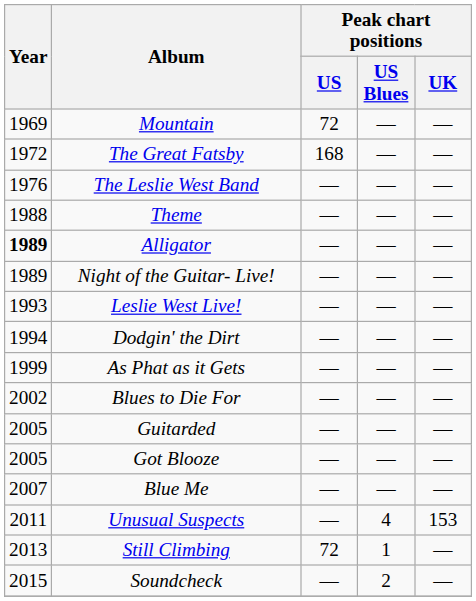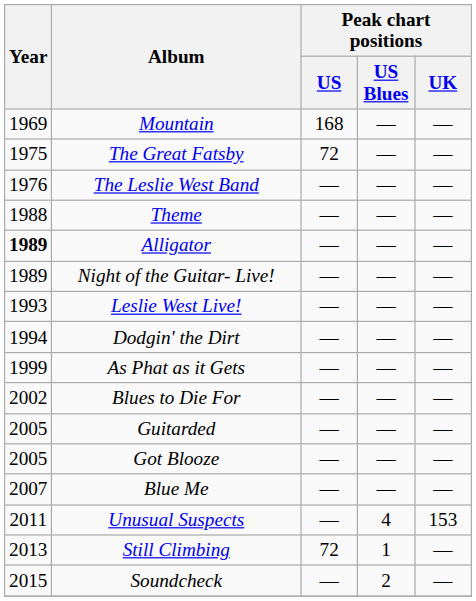(329, 123) 72 -> (329, 123) 168
(28, 154) 1972 -> (28, 154) 1975
(329, 154) 168 -> (329, 154) 72
